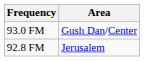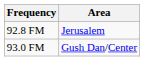rows swapped: (26, 30) <-> (26, 47)
